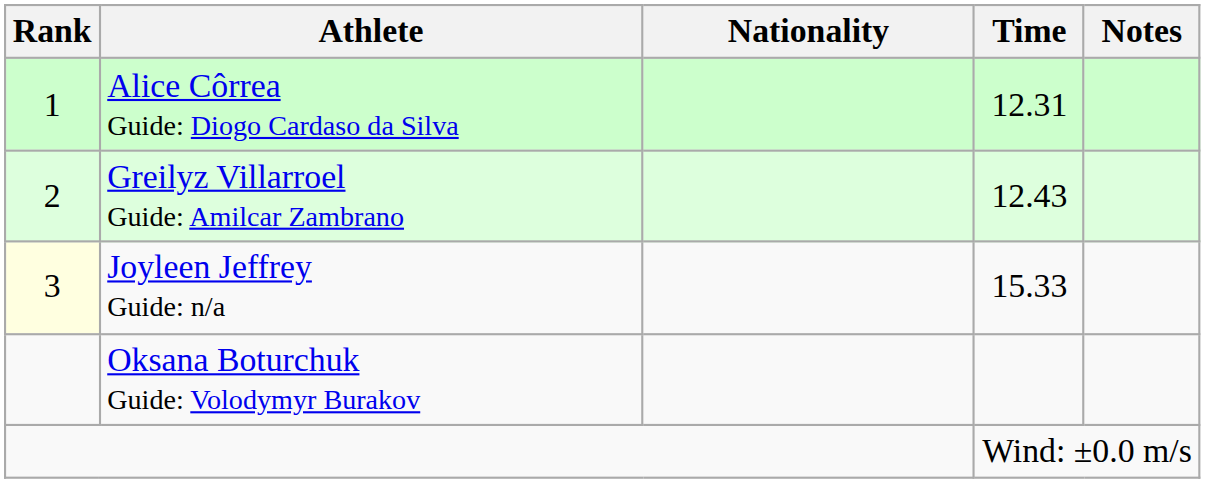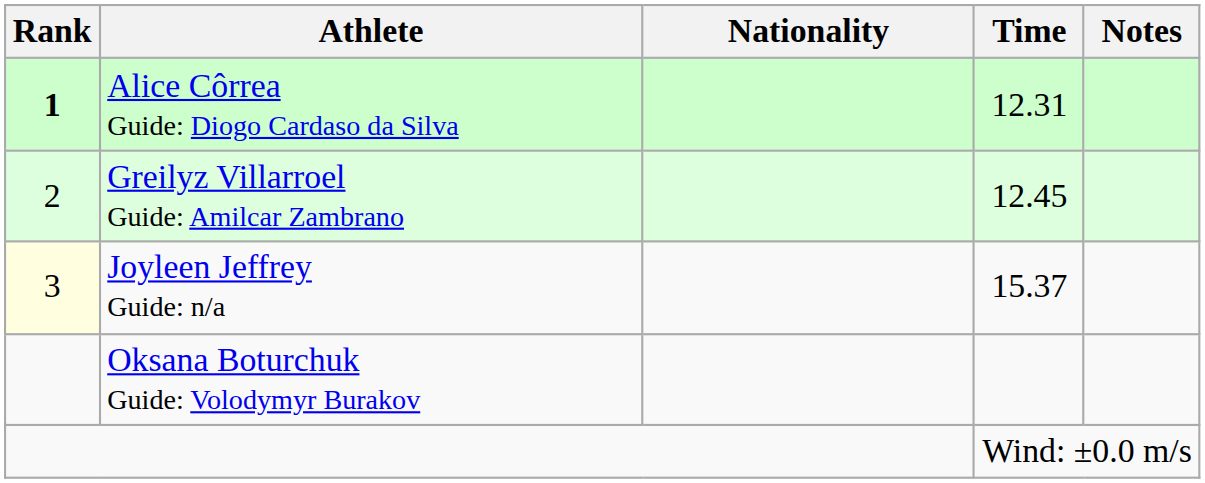(52, 103) normal -> (52, 103) bold
(1029, 195) 12.43 -> (1029, 195) 12.45
(1029, 286) 15.33 -> (1029, 286) 15.37
